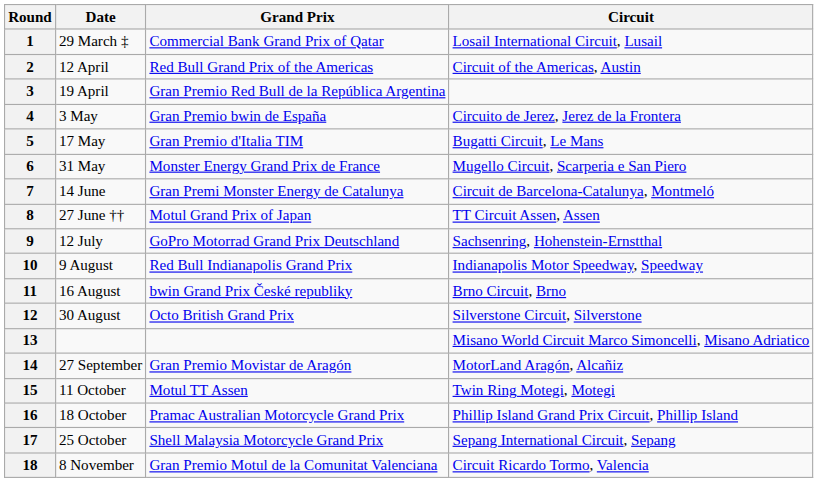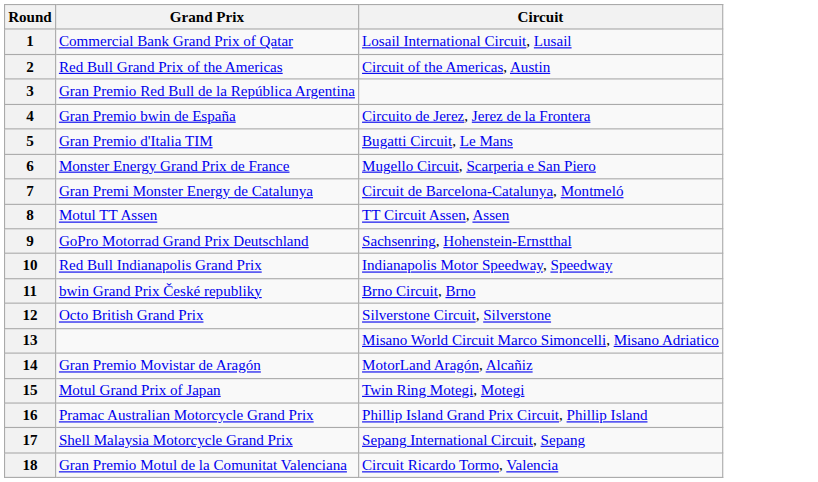- column: (101, 16)
(230, 215) Motul Grand Prix of Japan -> (108, 215) Motul TT Assen
(199, 390) Motul TT Assen -> (140, 390) Motul Grand Prix of Japan
